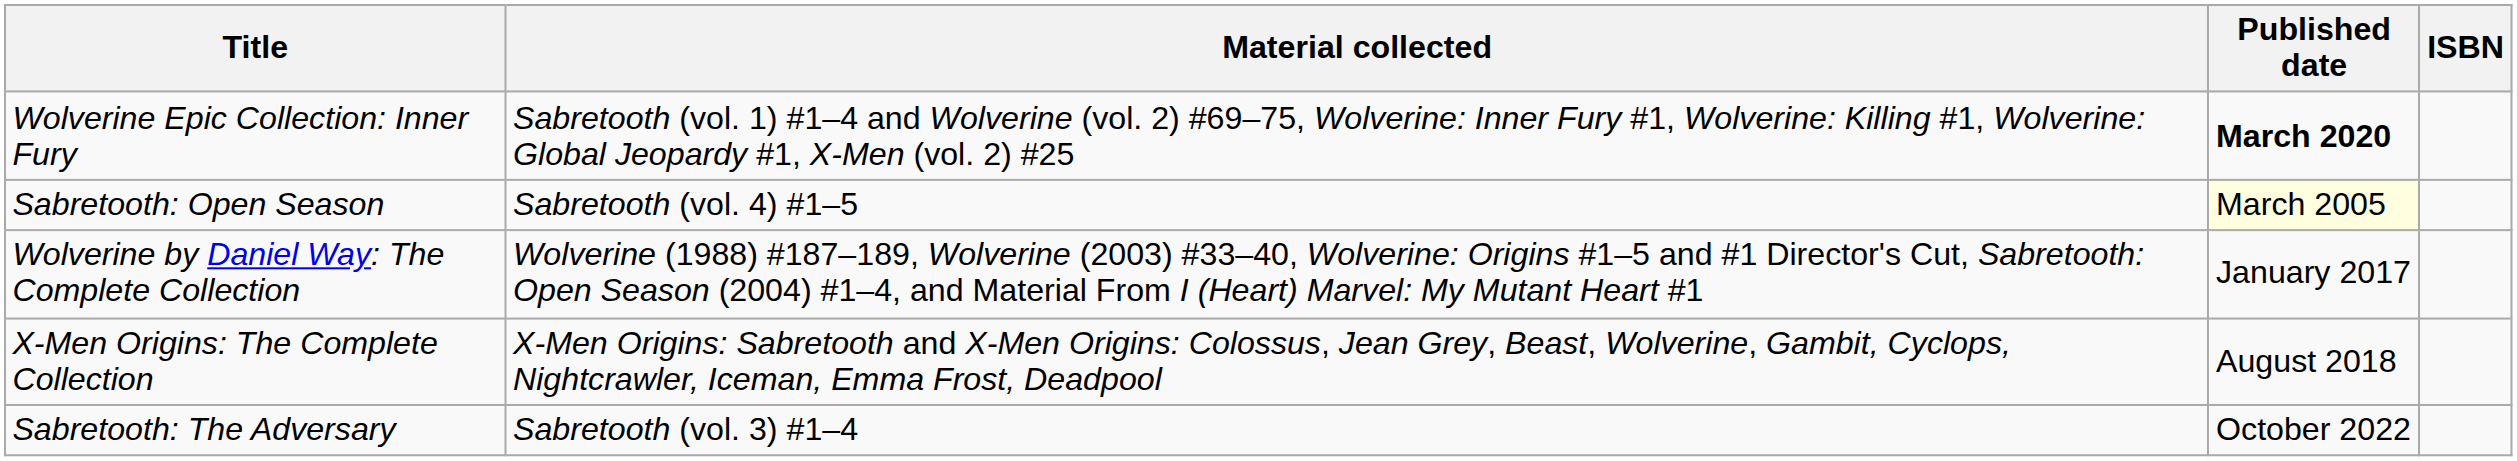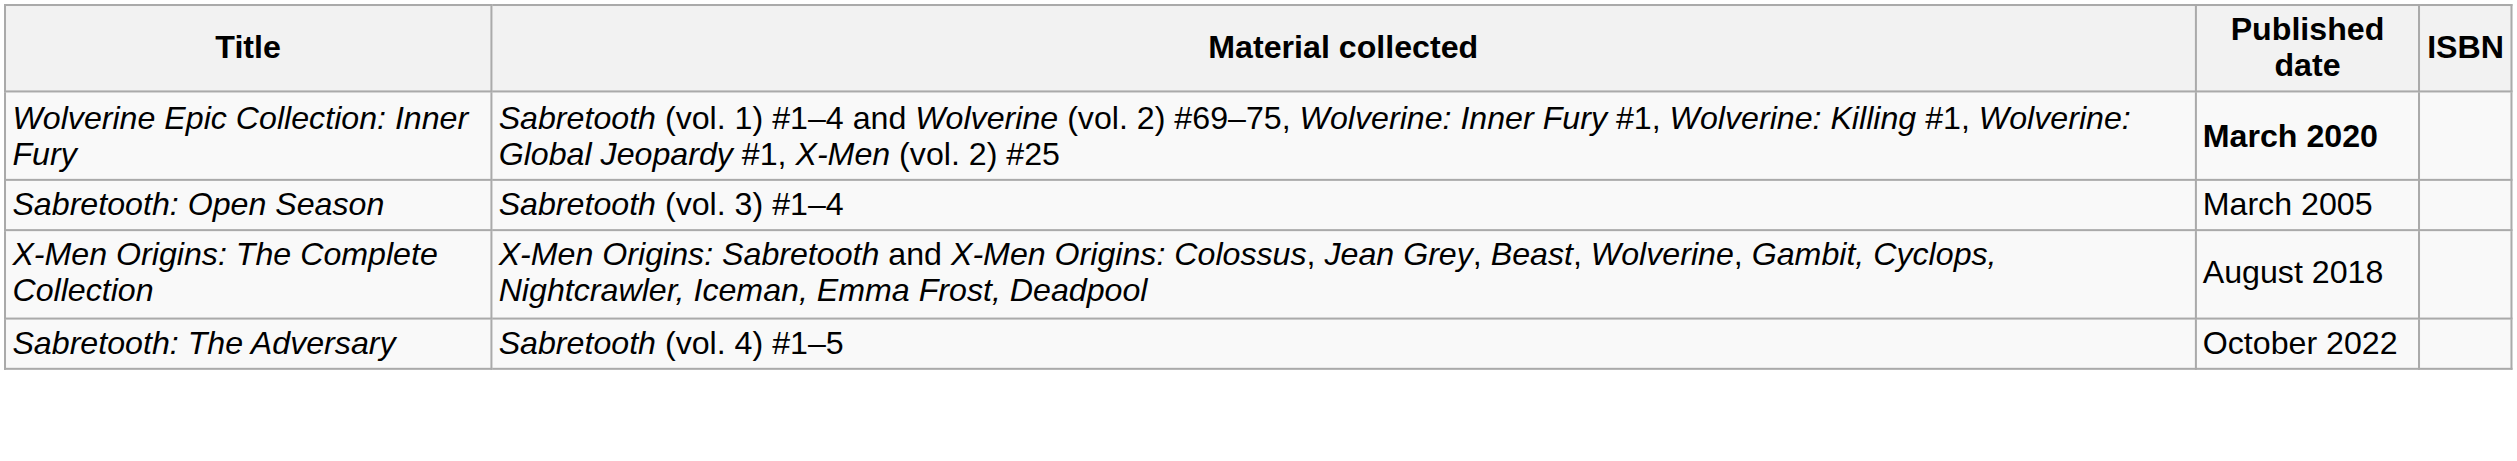(686, 204) Sabretooth (vol. 4) #1–5 -> (671, 204) Sabretooth (vol. 3) #1–4
(2301, 204) lightyellow background -> (2288, 204) no background
- row: (228, 273)
(686, 429) Sabretooth (vol. 3) #1–4 -> (671, 342) Sabretooth (vol. 4) #1–5
